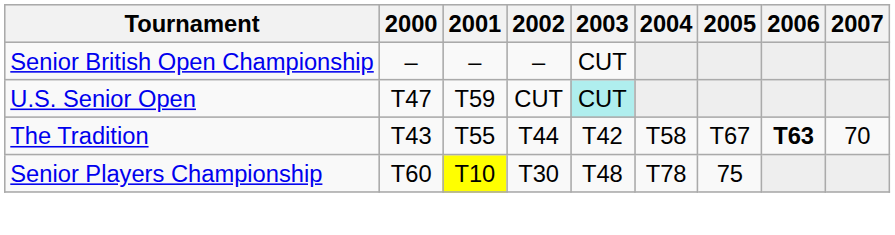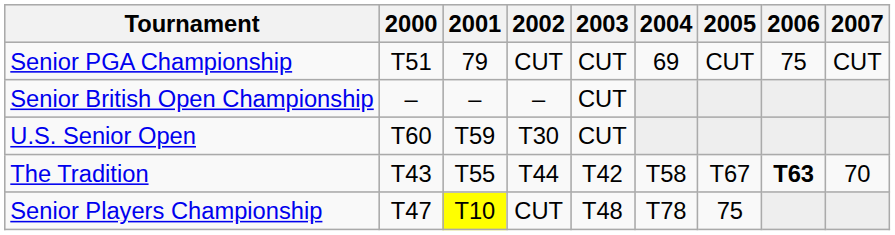+ row: (151, 61)
(411, 99) T47 -> (411, 136) T60
(539, 99) CUT -> (539, 136) T30
(602, 99) paleturquoise background -> (602, 136) no background
(411, 174) T60 -> (411, 211) T47
(539, 174) T30 -> (539, 211) CUT
